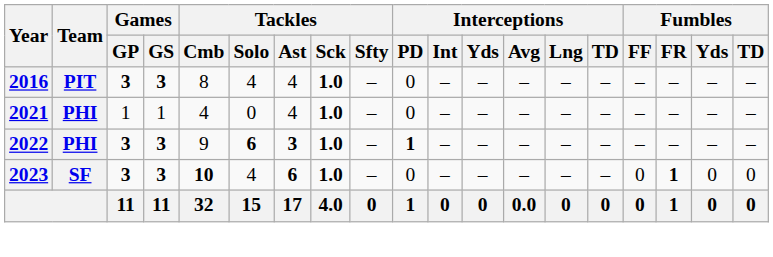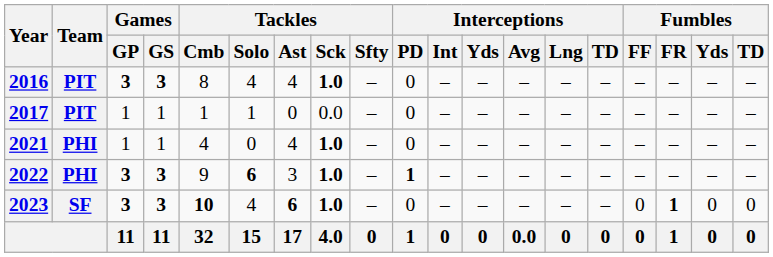+ row: (29, 112)
(292, 143) bold -> (292, 174) normal
